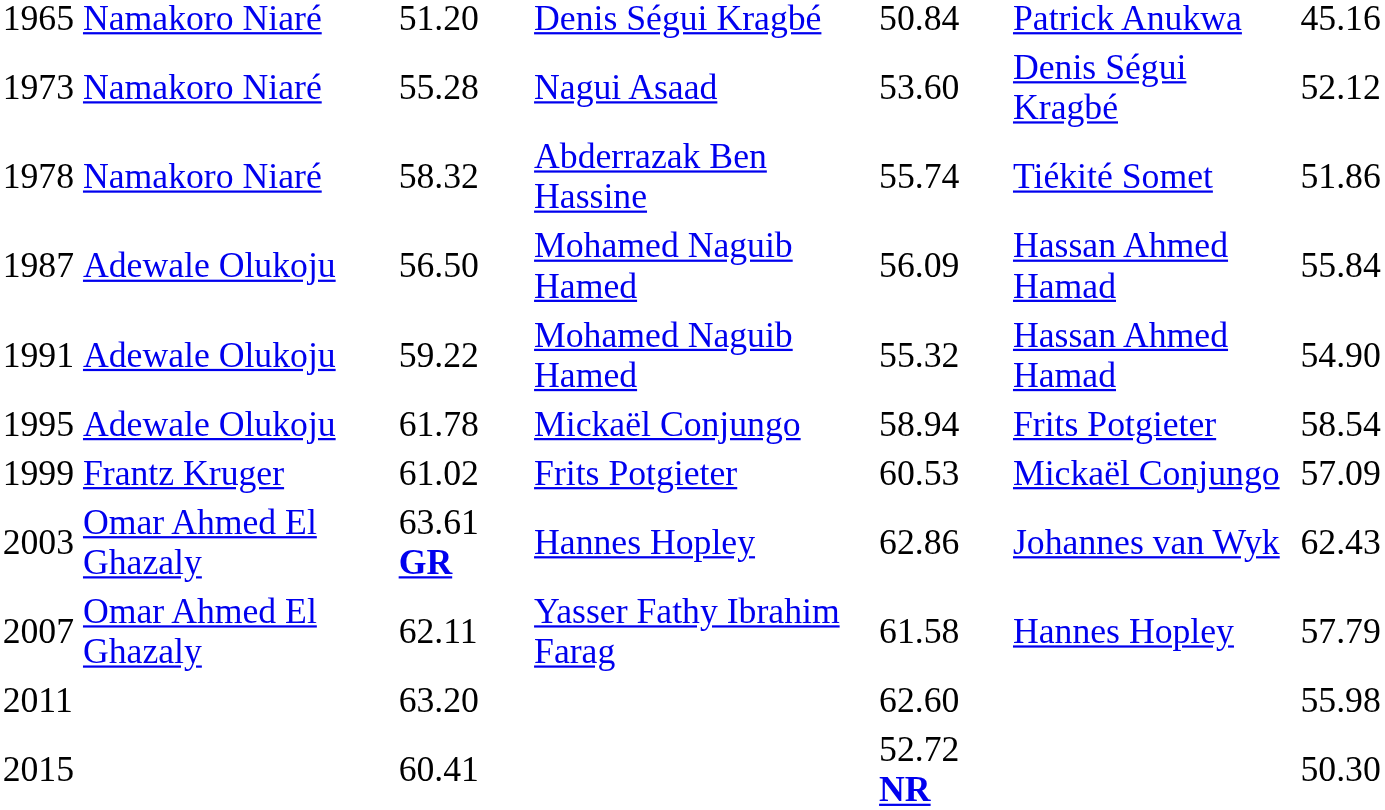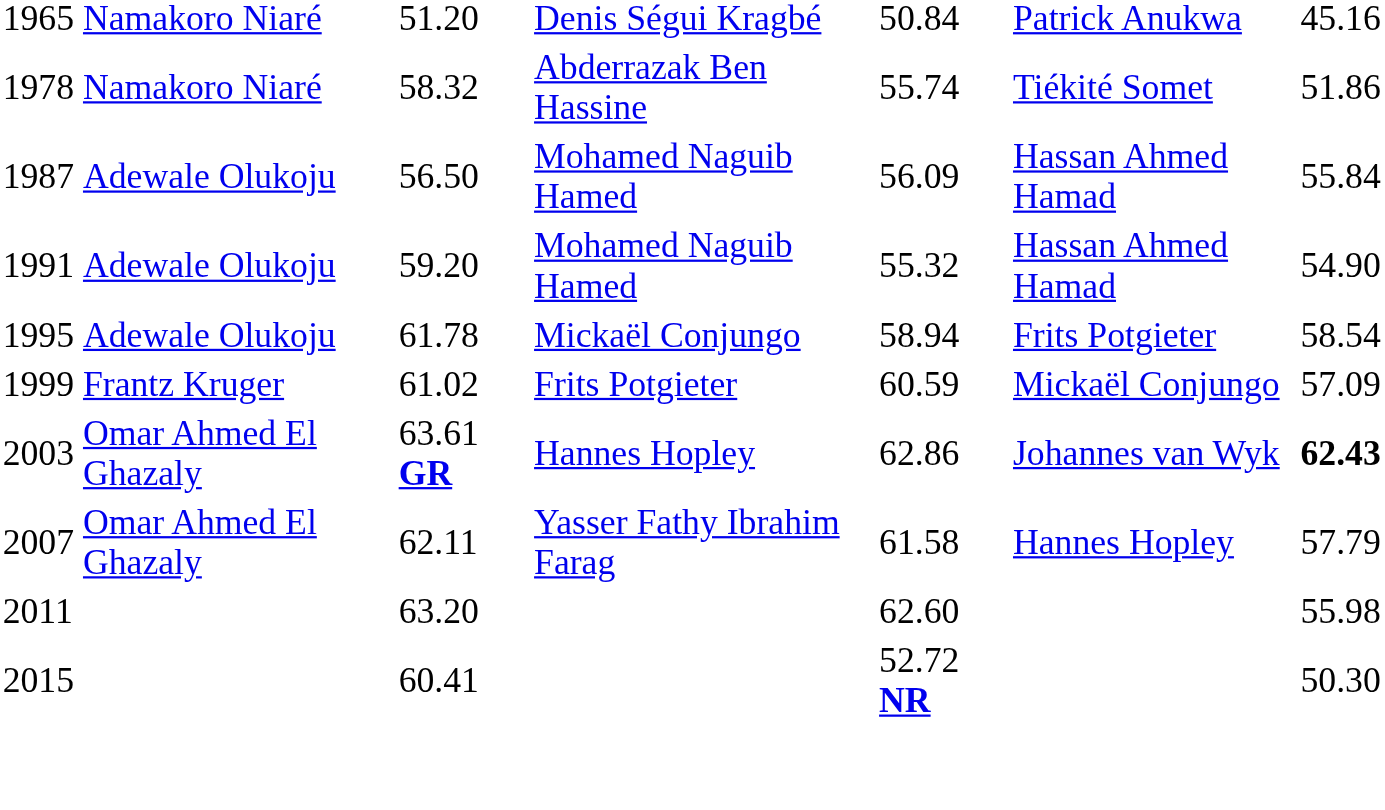- row: (38, 87)
(439, 354) 59.22 -> (439, 265) 59.20
(919, 473) 60.53 -> (919, 383) 60.59
(1341, 542) normal -> (1341, 452) bold
